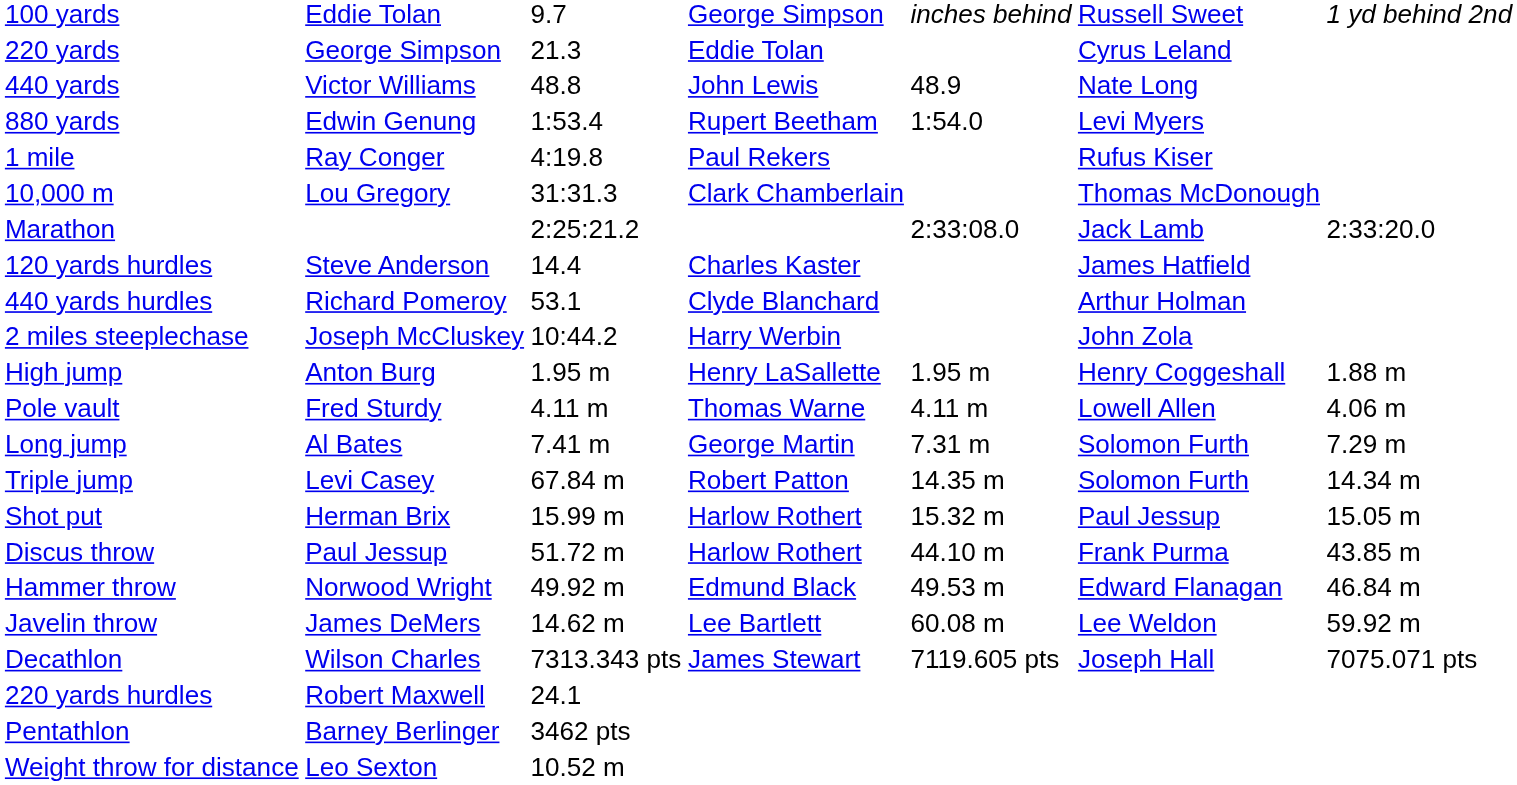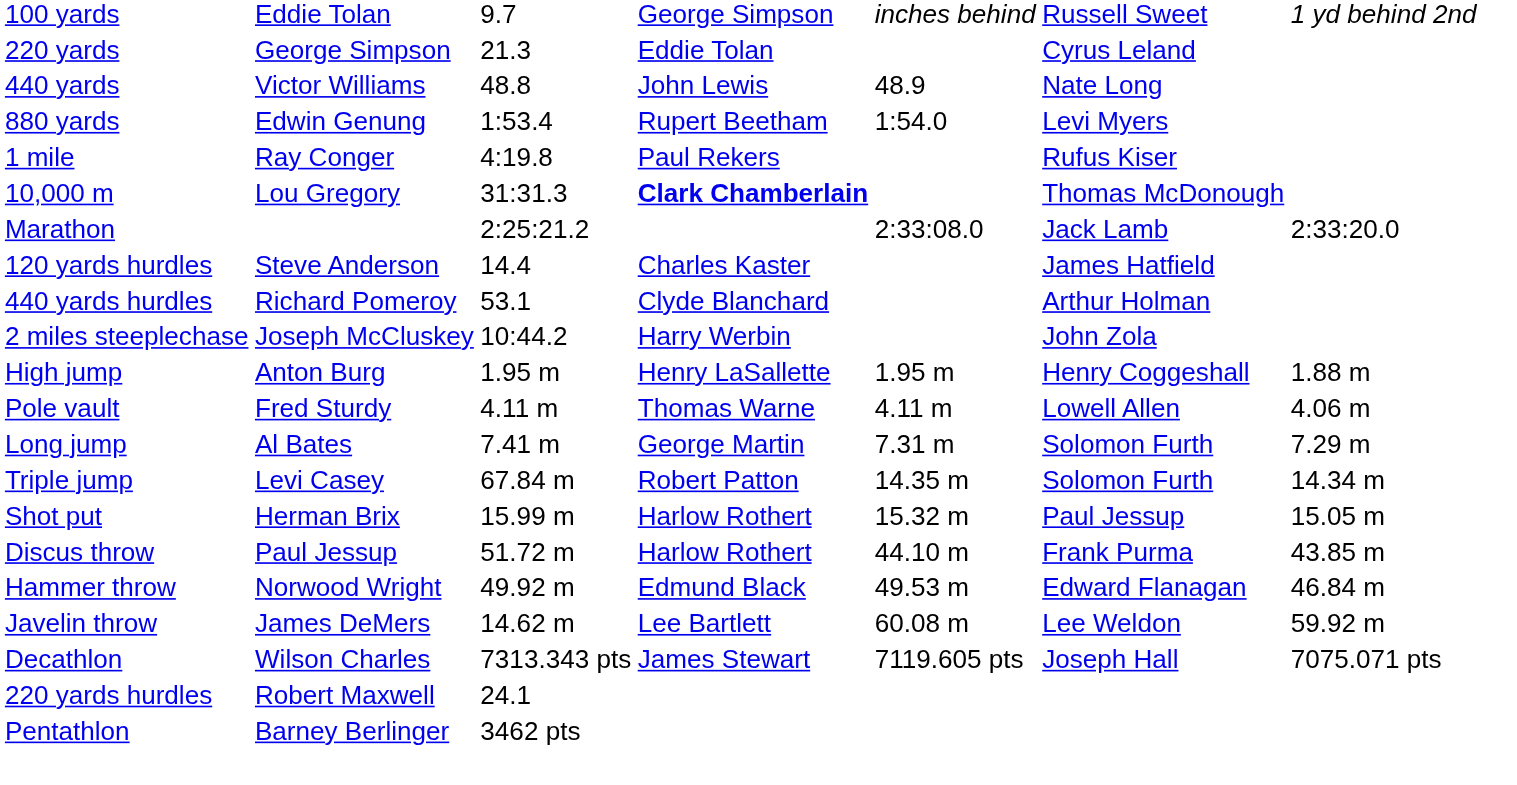(796, 193) normal -> (753, 193) bold
- row: (152, 767)
